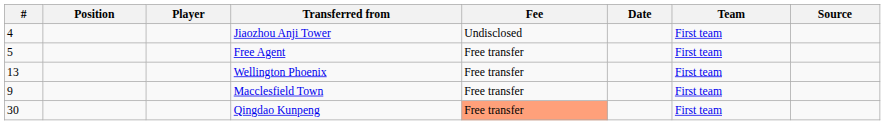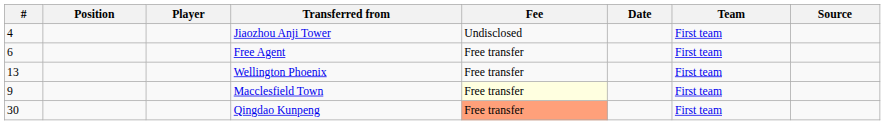(10, 52) 5 -> (10, 52) 6
(494, 91) no background -> (494, 91) lightyellow background
